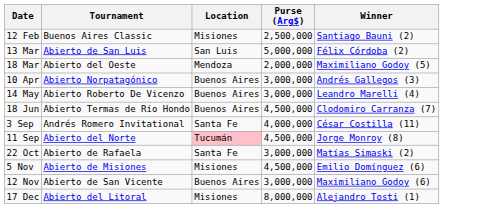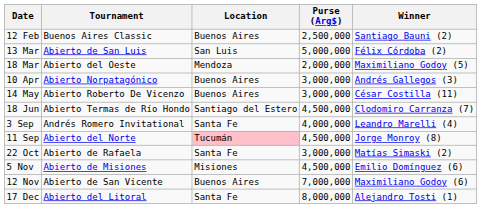(216, 37) Misiones -> (227, 37) Buenos Aires
(368, 95) Leandro Marelli (4) -> (406, 95) César Costilla (11)
(227, 110) Buenos Aires -> (246, 110) Santiago del Estero
(368, 124) César Costilla (11) -> (406, 124) Leandro Marelli (4)
(288, 182) 3,000,000 -> (326, 182) 7,000,000
(216, 197) Misiones -> (216, 197) Santa Fe
